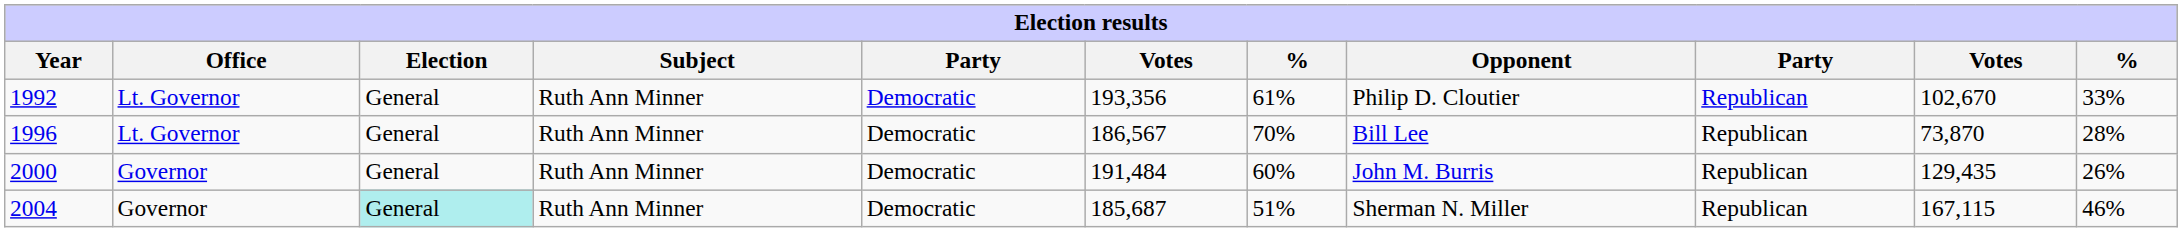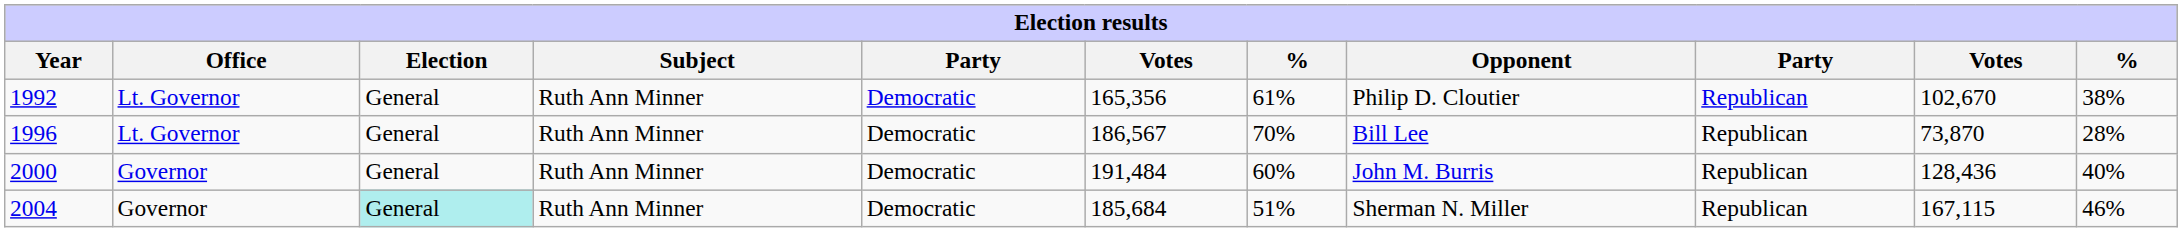(1128, 97) 193,356 -> (1128, 97) 165,356
(2104, 97) 33% -> (2104, 97) 38%
(1958, 171) 129,435 -> (1958, 171) 128,436
(2104, 171) 26% -> (2104, 171) 40%
(1128, 208) 185,687 -> (1128, 208) 185,684
